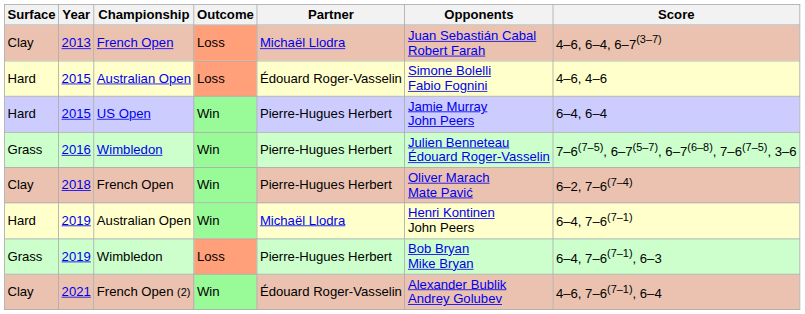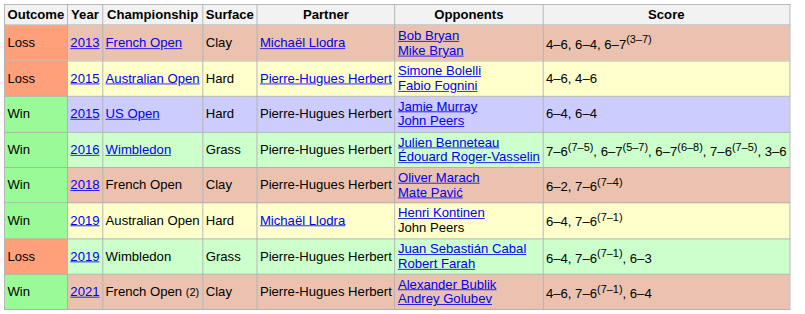columns swapped: (225, 14) <-> (32, 14)
(472, 43) Juan Sebastián Cabal Robert Farah -> (431, 43) Bob Bryan Mike Bryan
(331, 78) Édouard Roger-Vasselin -> (326, 78) Pierre-Hugues Herbert
(441, 256) Bob Bryan Mike Bryan -> (462, 256) Juan Sebastián Cabal Robert Farah
(331, 292) Édouard Roger-Vasselin -> (326, 292) Pierre-Hugues Herbert
